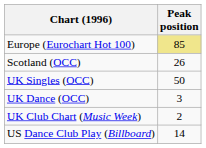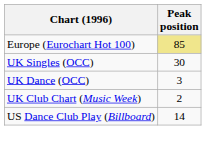- row: (44, 62)
(179, 80) 50 -> (179, 62) 30
